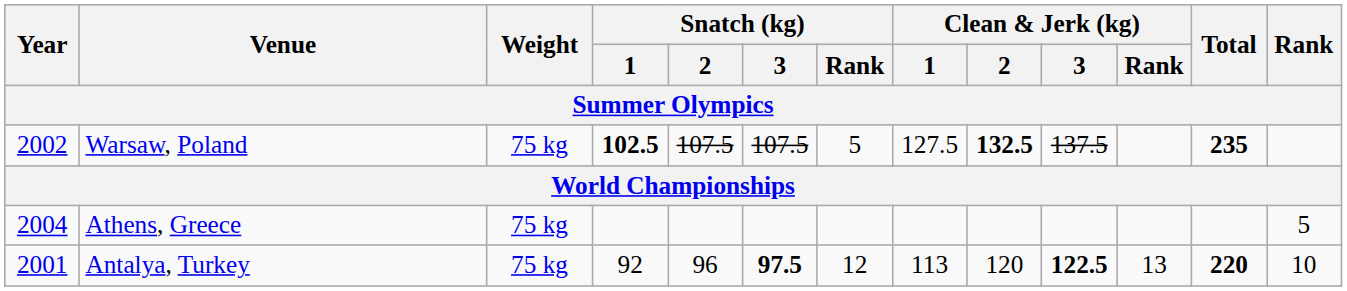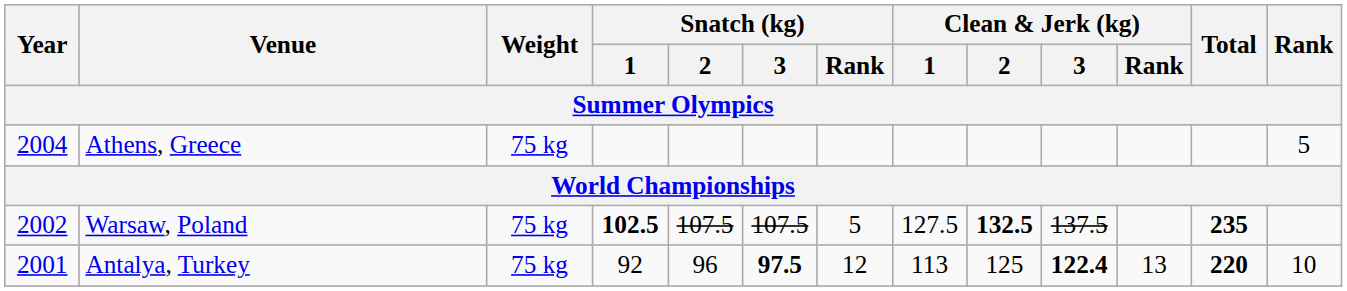rows swapped: (163, 225) <-> (166, 144)
(1004, 265) 120 -> (1004, 265) 125
(1079, 265) 122.5 -> (1079, 265) 122.4
